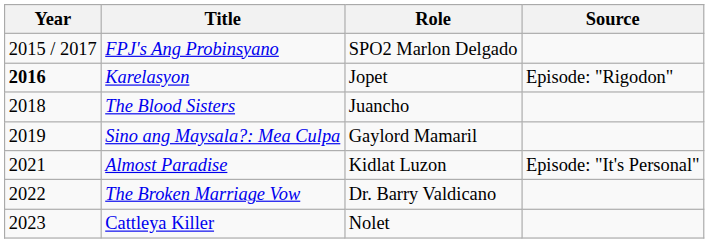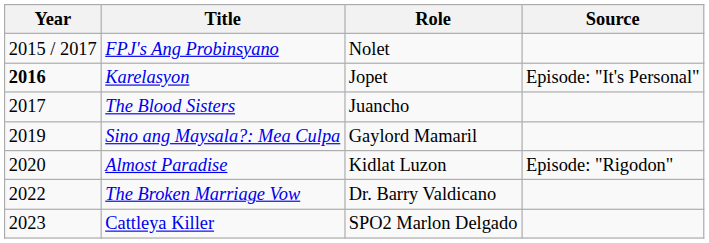(433, 48) SPO2 Marlon Delgado -> (369, 48) Nolet
(600, 77) Episode: "Rigodon" -> (613, 77) Episode: "It's Personal"
(27, 106) 2018 -> (27, 106) 2017
(27, 164) 2021 -> (27, 164) 2020
(613, 164) Episode: "It's Personal" -> (600, 164) Episode: "Rigodon"
(369, 223) Nolet -> (433, 223) SPO2 Marlon Delgado
